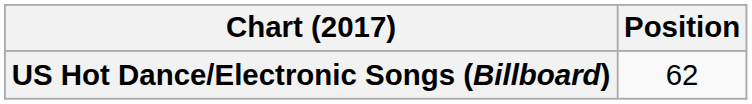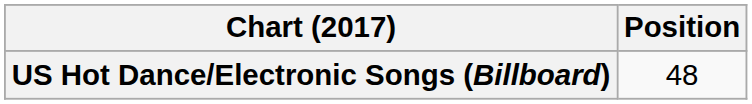(682, 74) 62 -> (682, 74) 48
